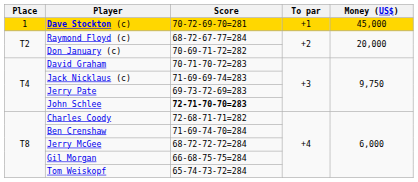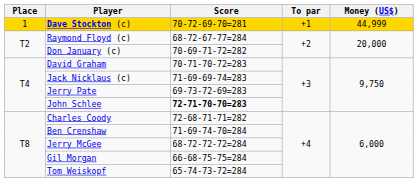(372, 24) 45,000 -> (372, 24) 44,999
